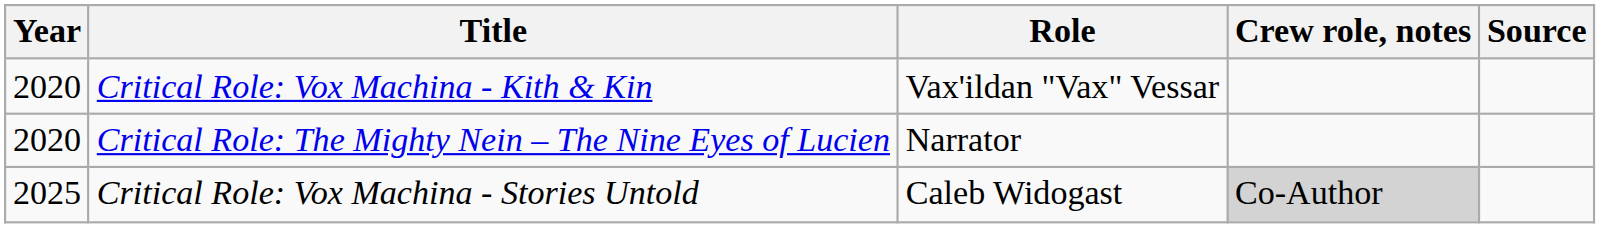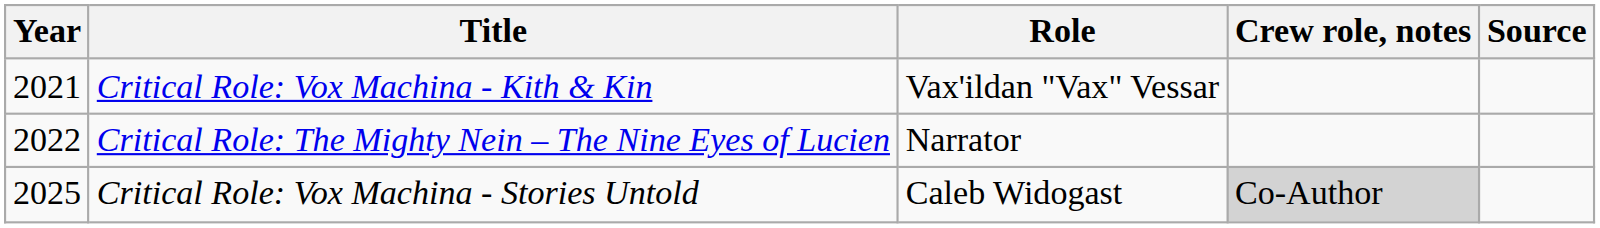(47, 85) 2020 -> (47, 85) 2021
(47, 139) 2020 -> (47, 139) 2022
